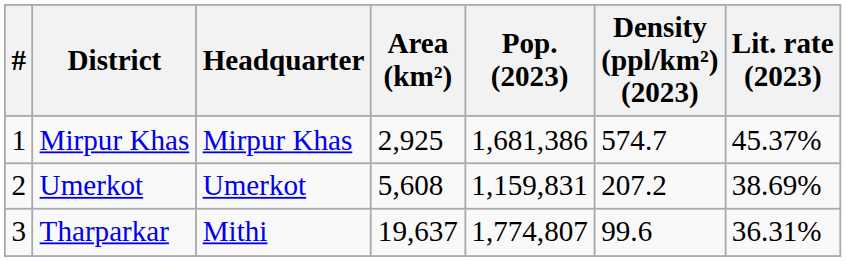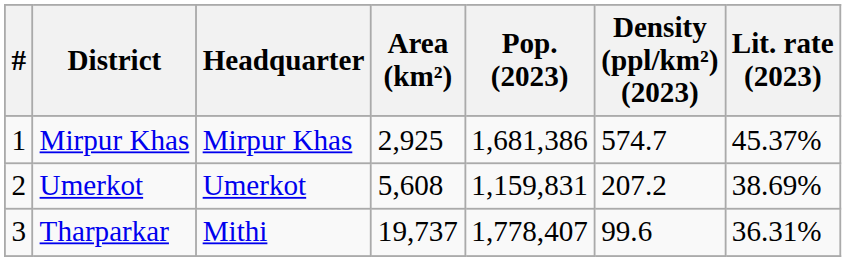(418, 231) 19,637 -> (418, 231) 19,737
(530, 231) 1,774,807 -> (530, 231) 1,778,407
